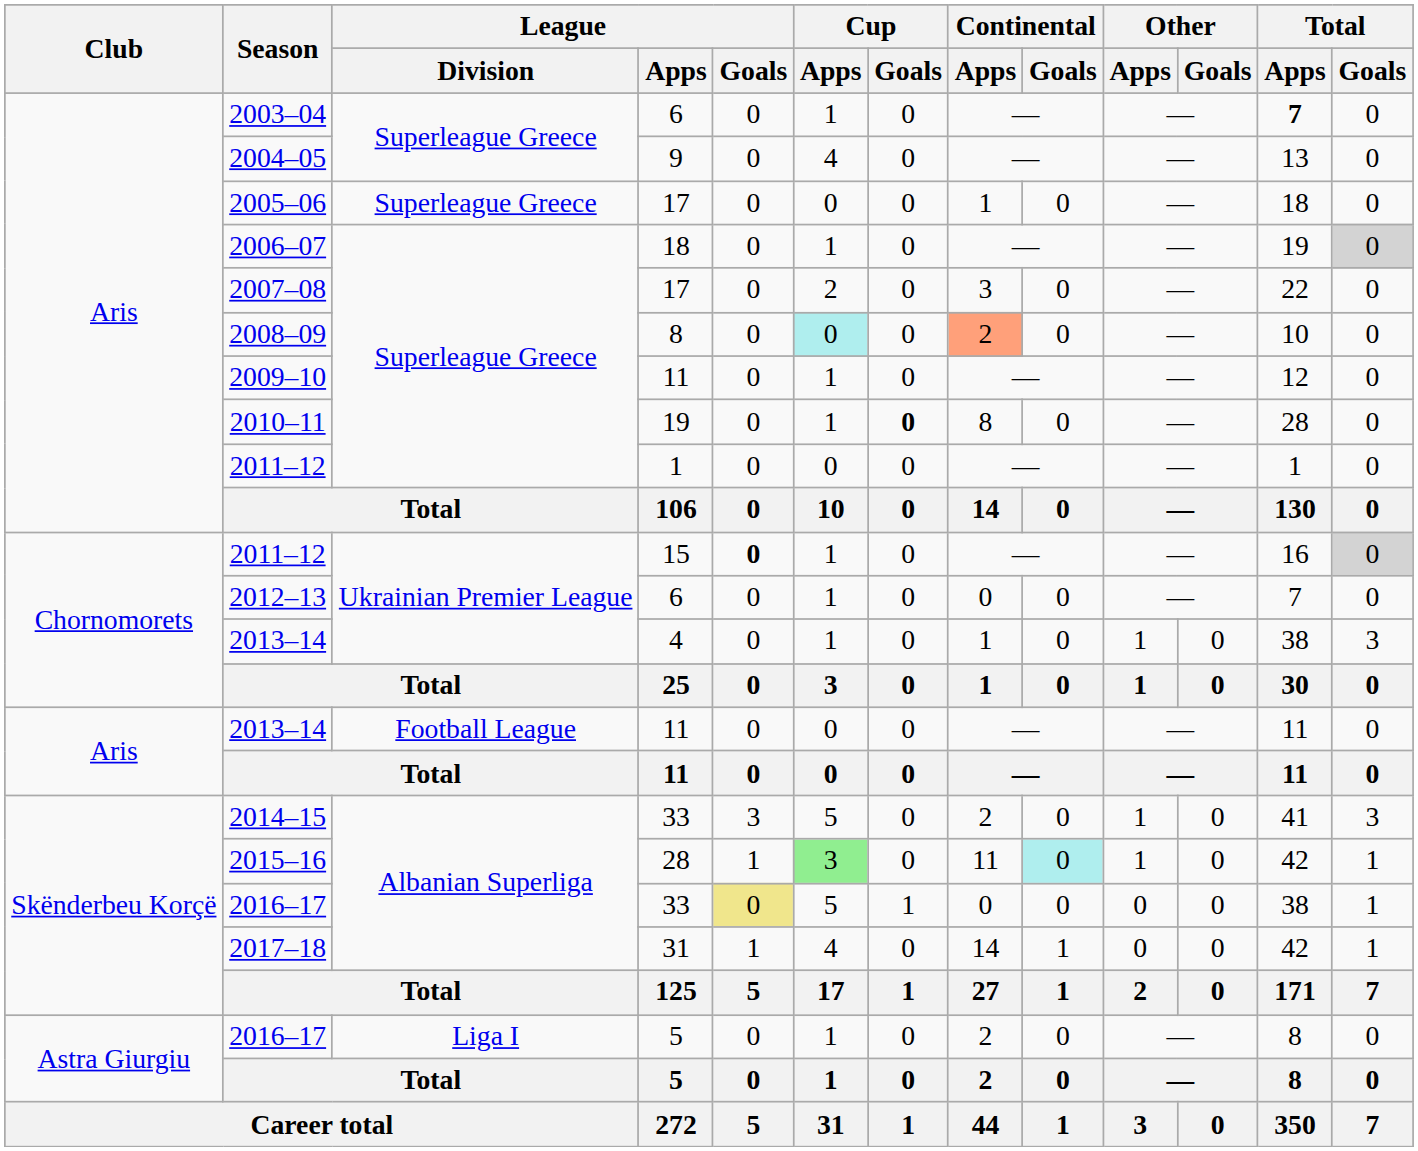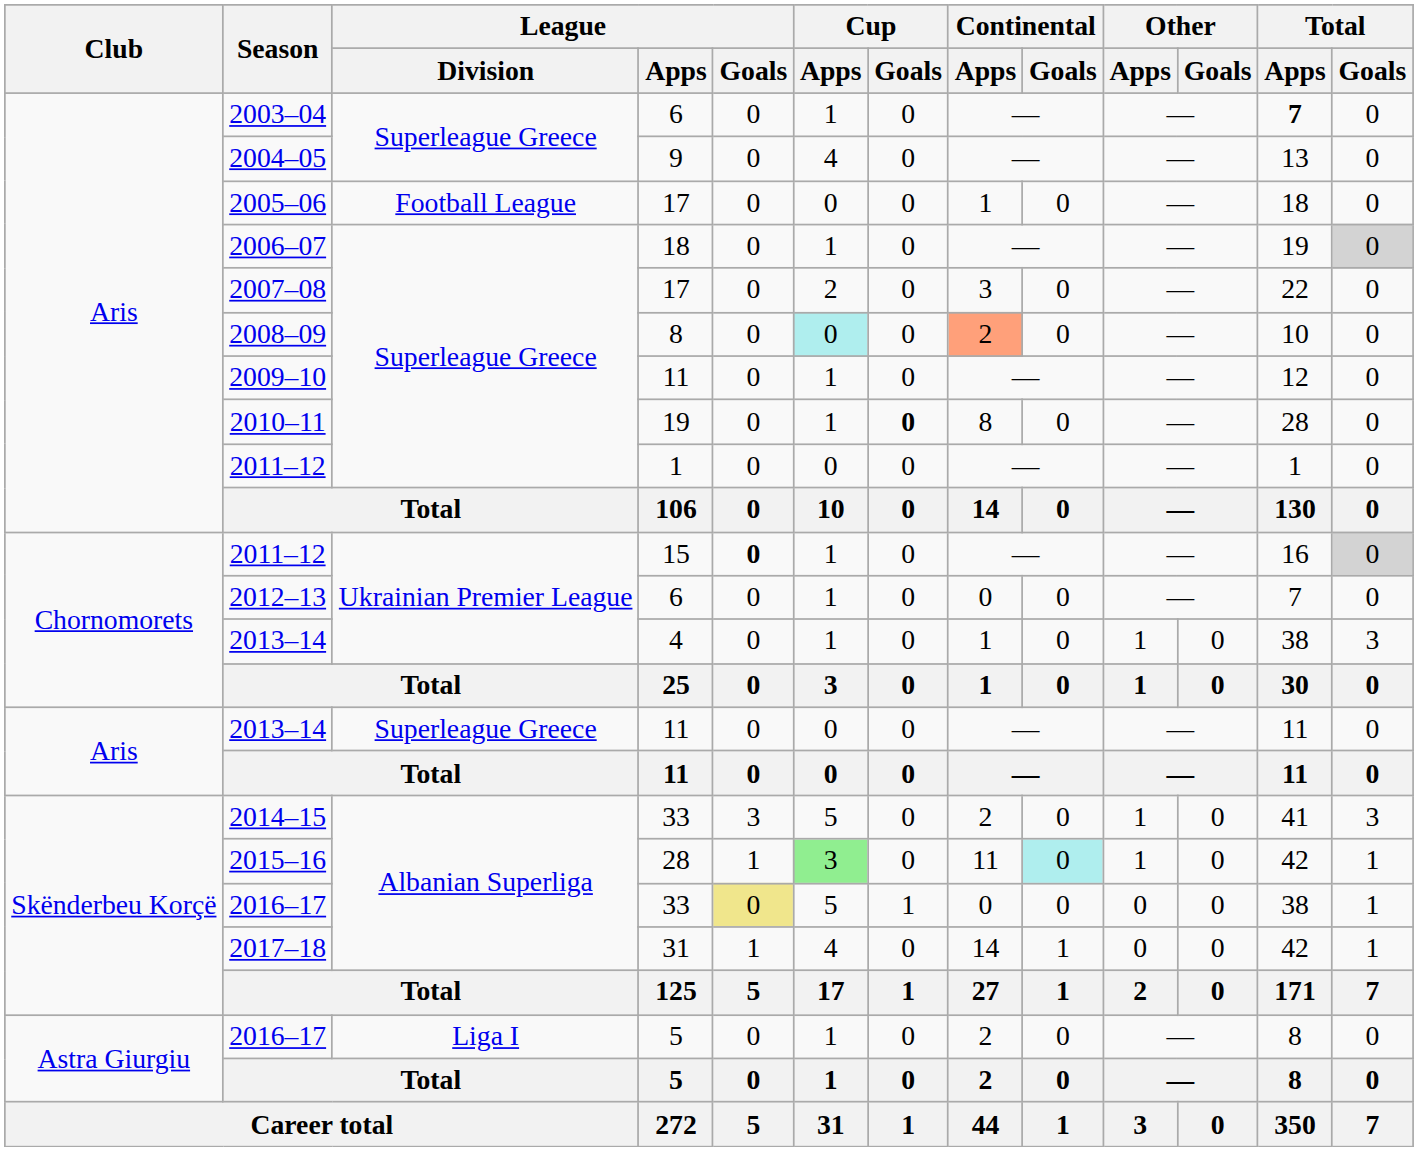(486, 202) Superleague Greece -> (486, 202) Football League
(486, 728) Football League -> (486, 728) Superleague Greece
